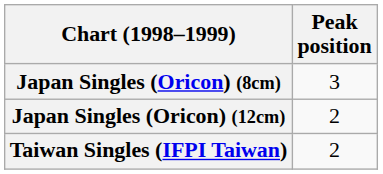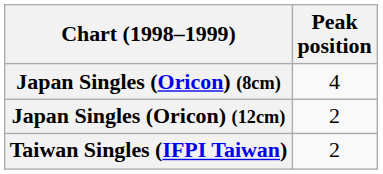(335, 81) 3 -> (335, 81) 4
